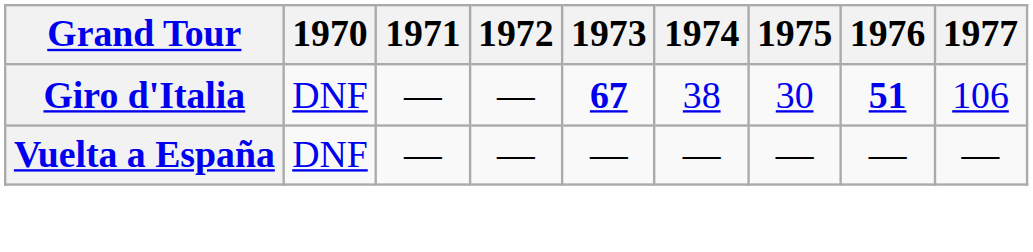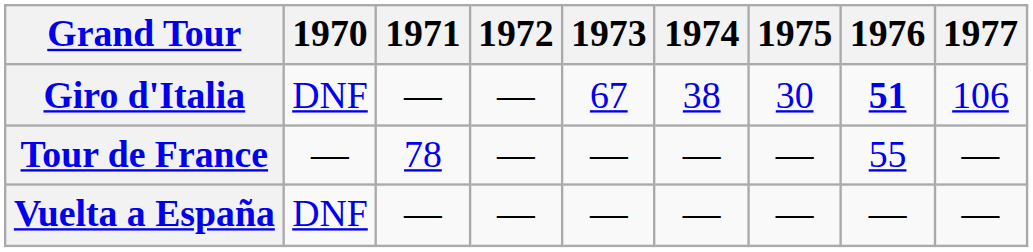(609, 94) bold -> (609, 94) normal
+ row: (144, 154)
